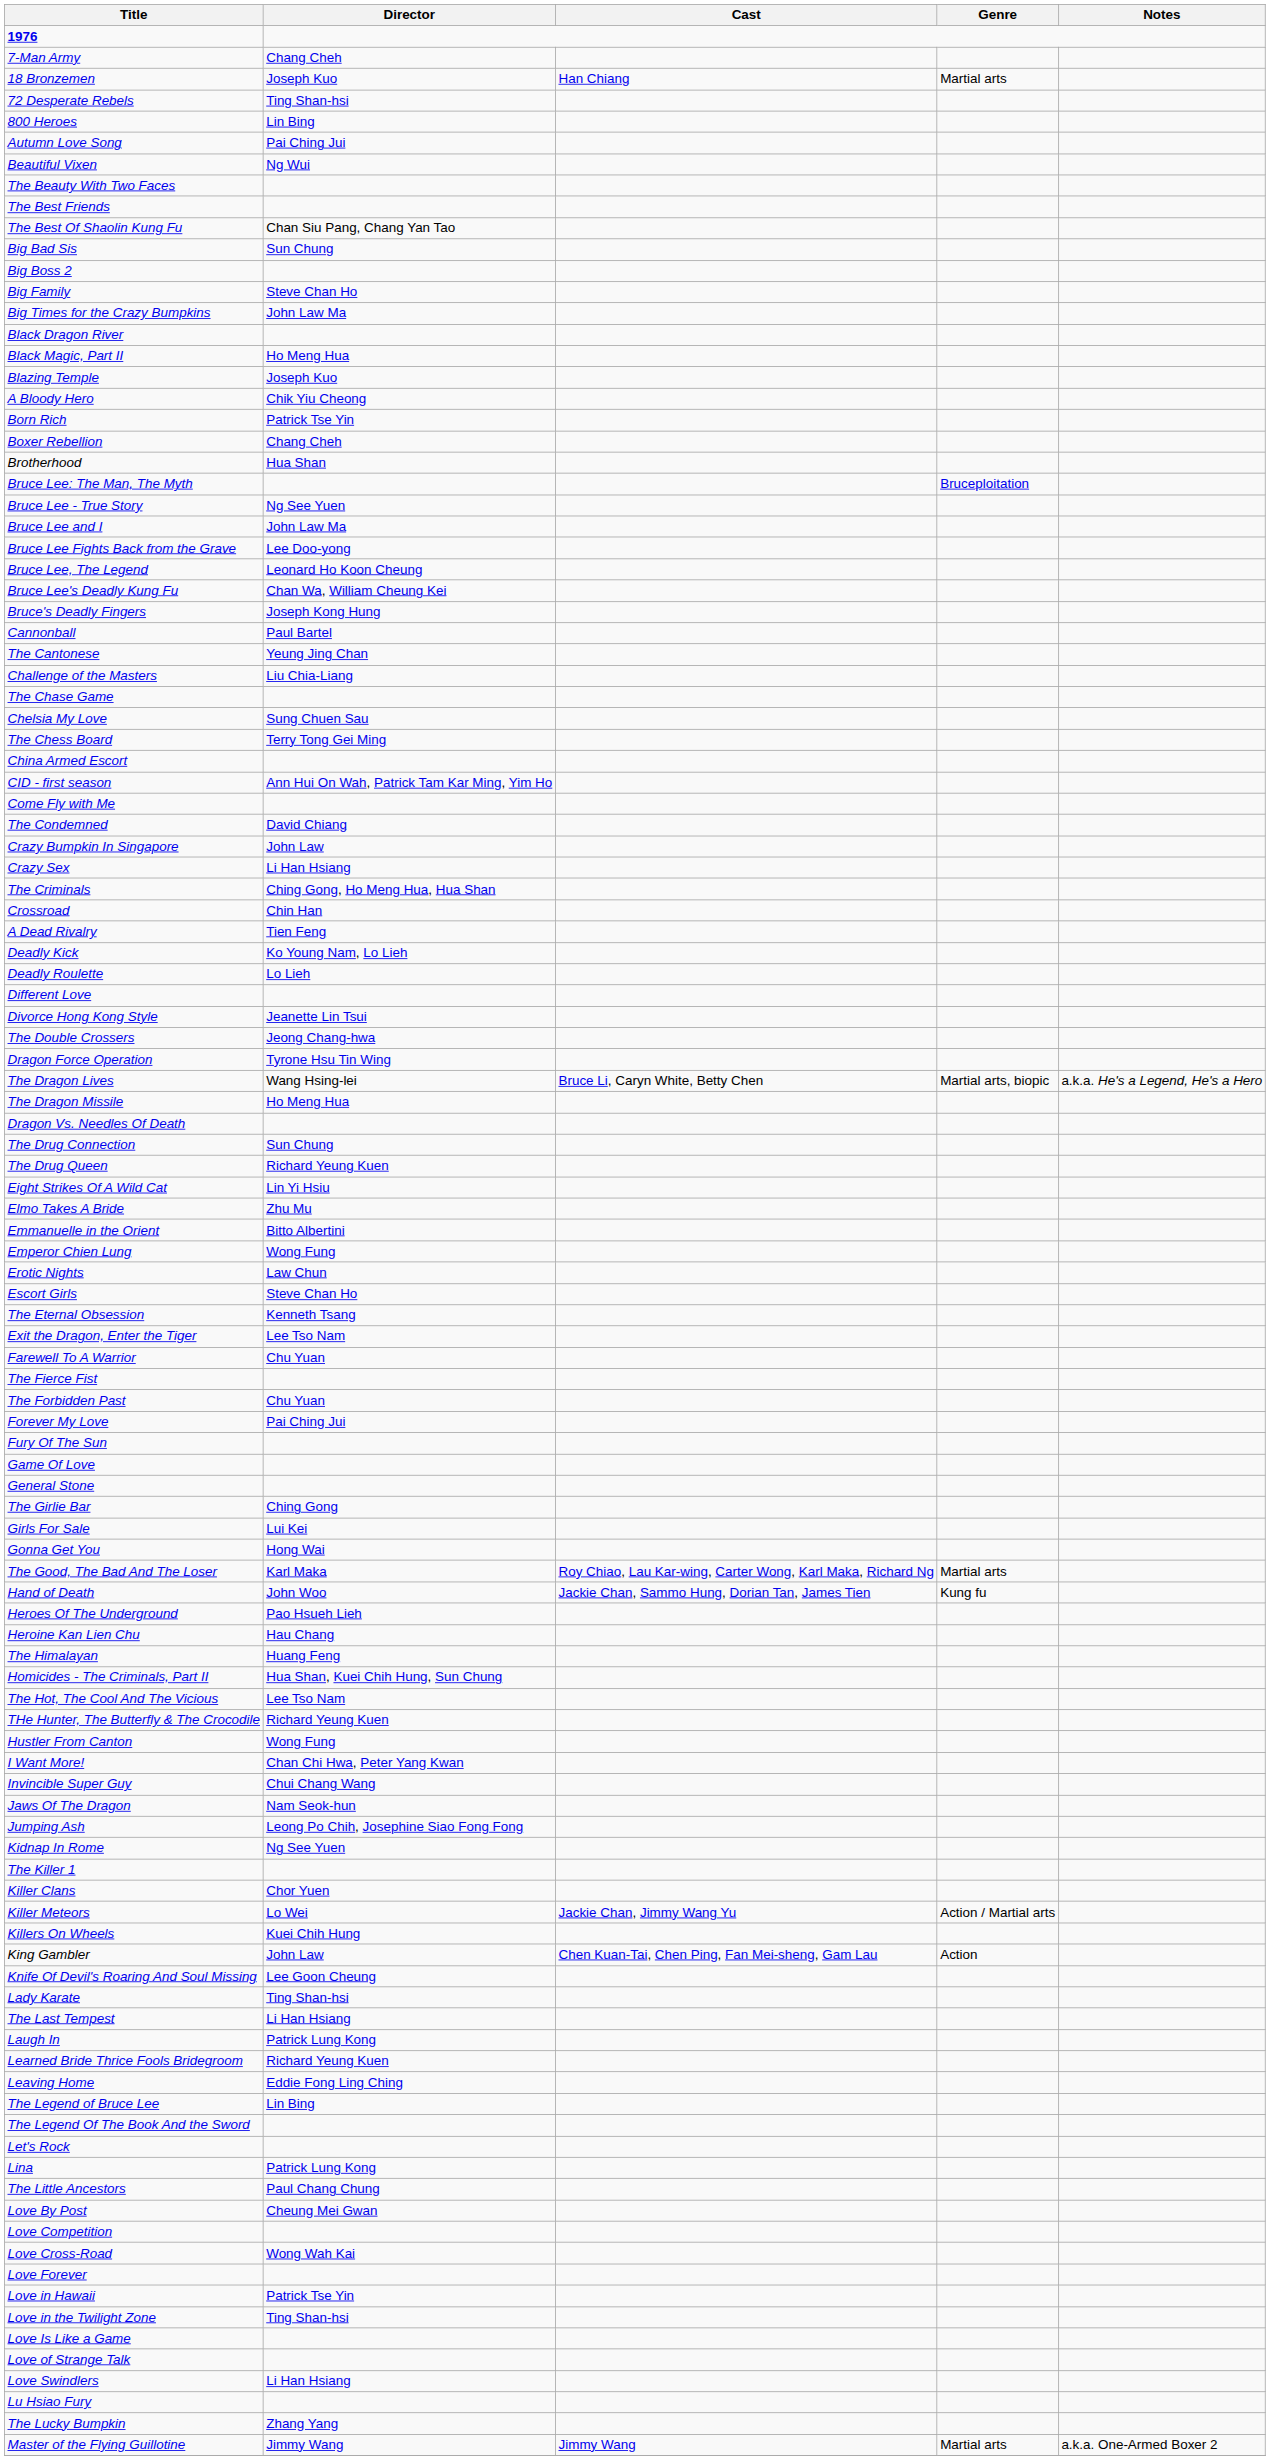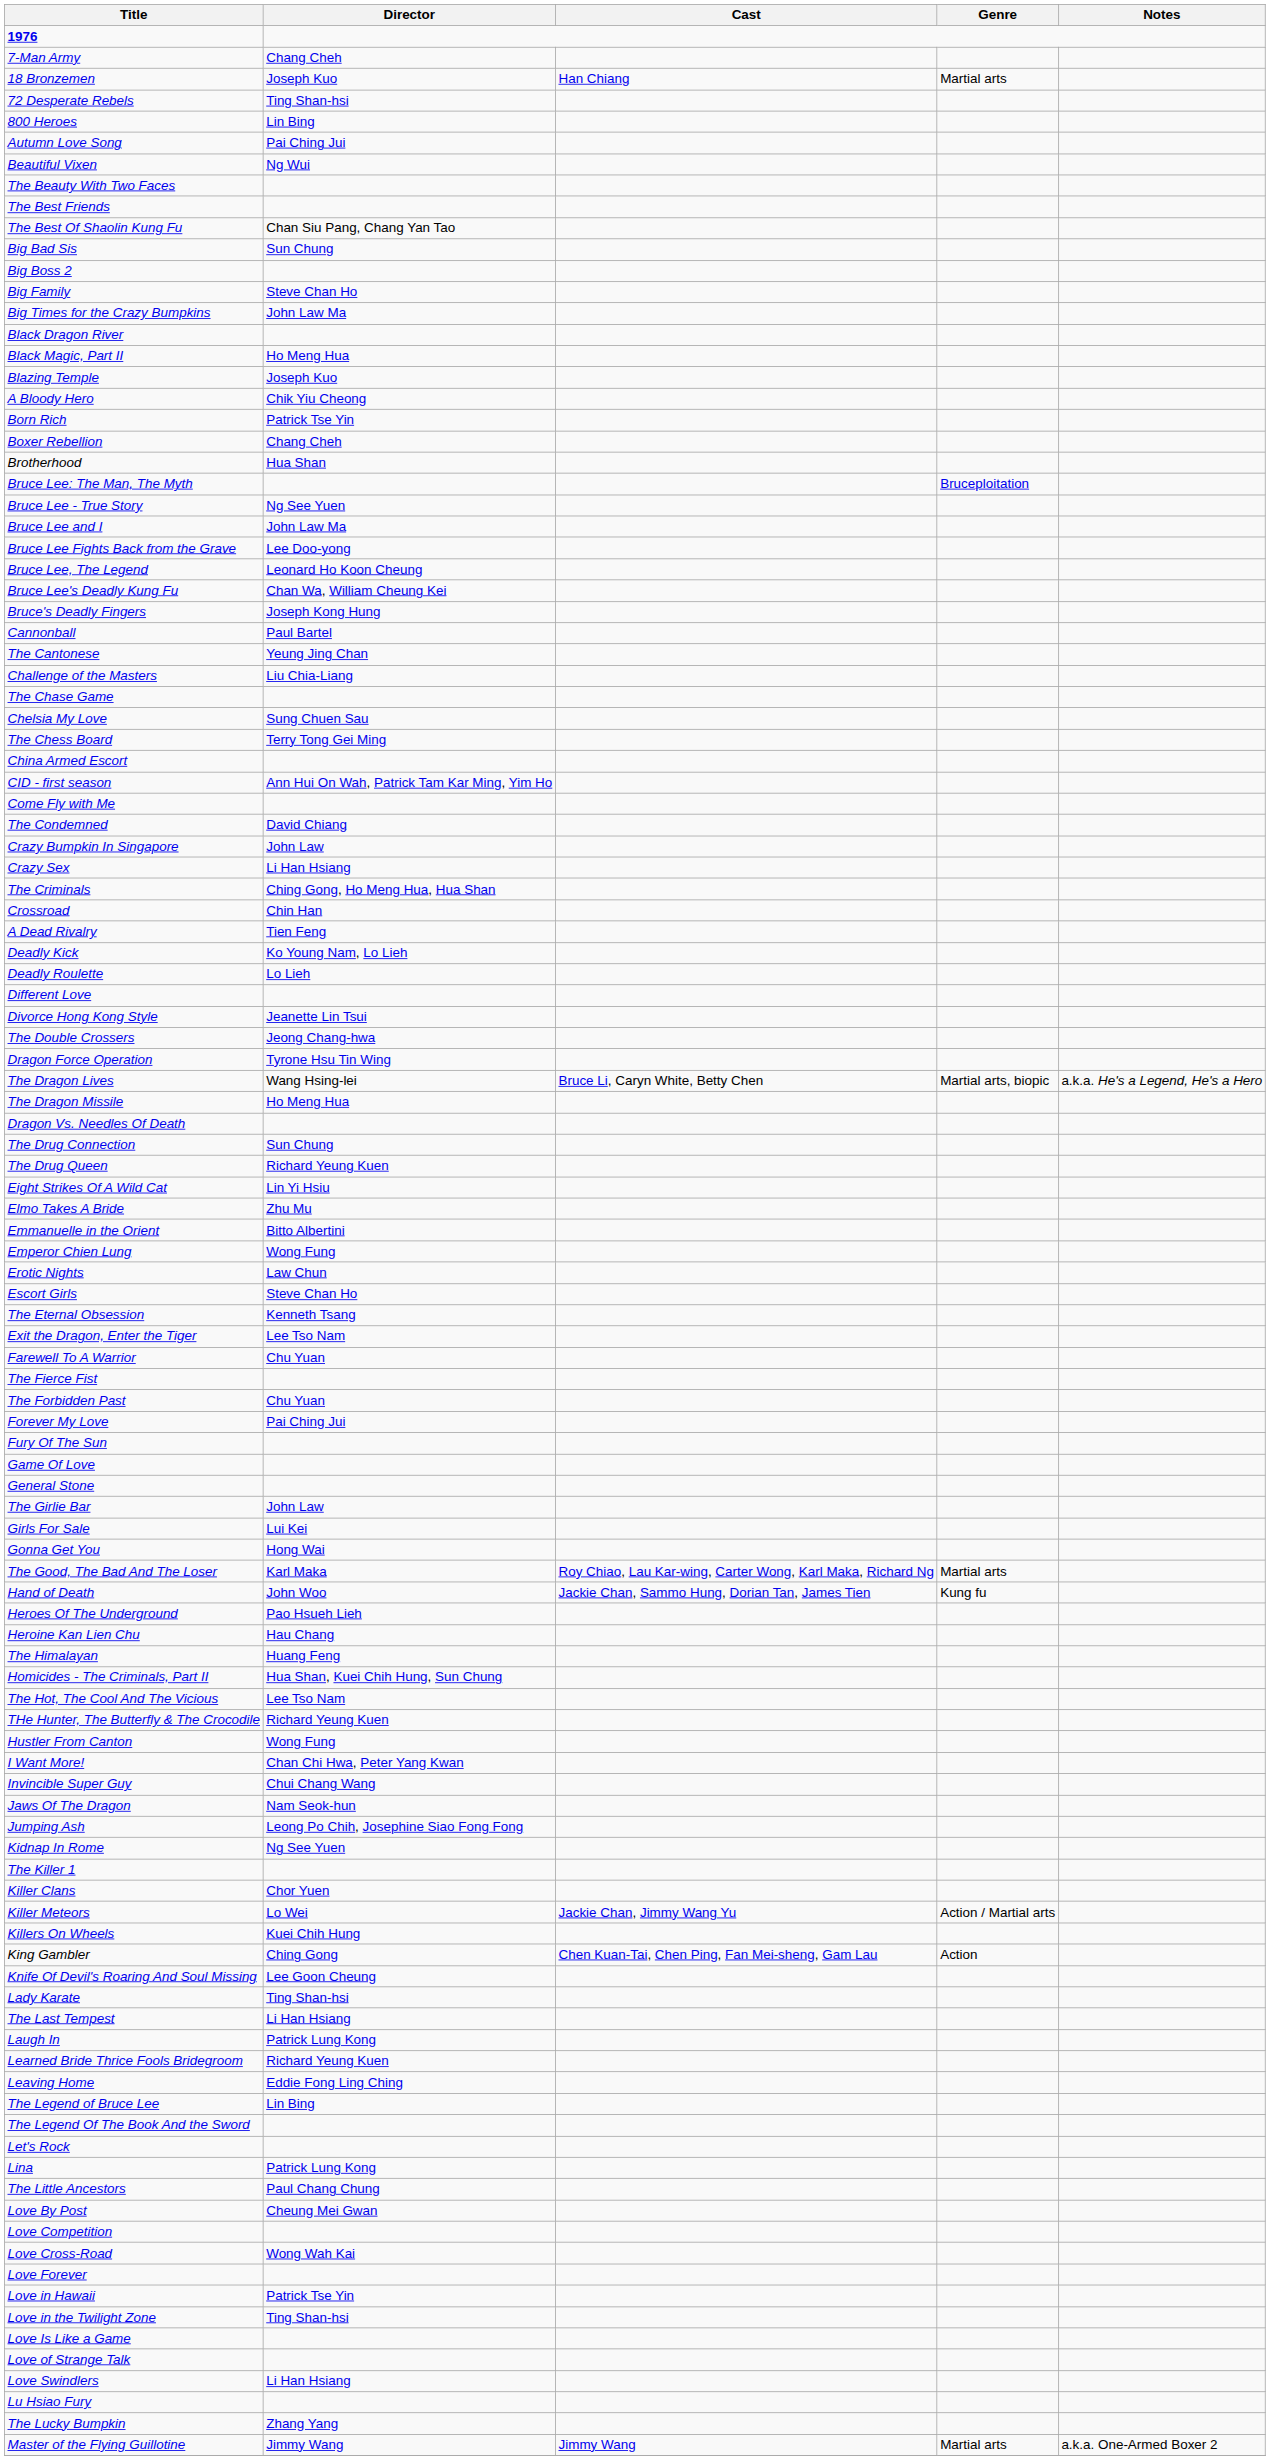(302, 1507) Ching Gong -> (295, 1507) John Law
(295, 1954) John Law -> (302, 1954) Ching Gong
